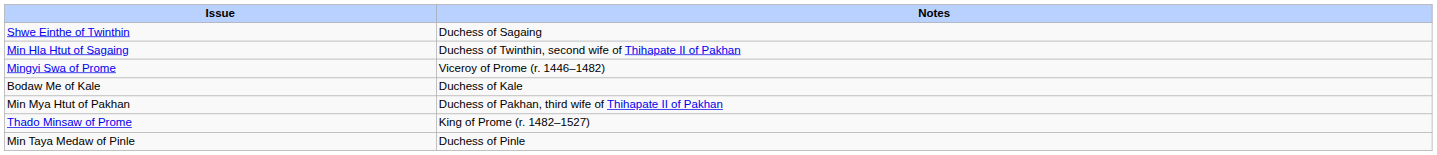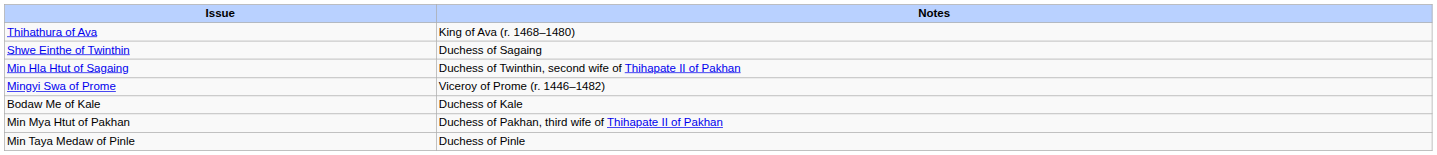+ row: (52, 31)
- row: (69, 123)
